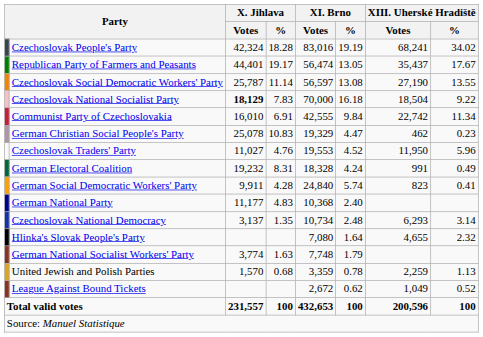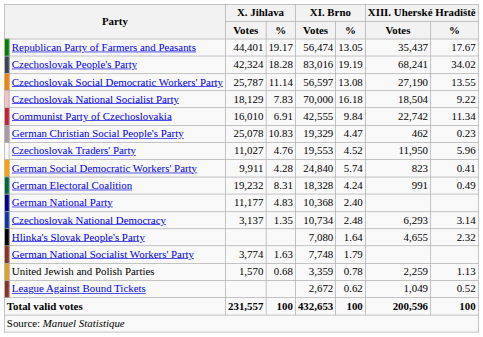rows swapped: (74, 47) <-> (104, 64)
(248, 99) bold -> (248, 99) normal
rows swapped: (72, 168) <-> (104, 185)
